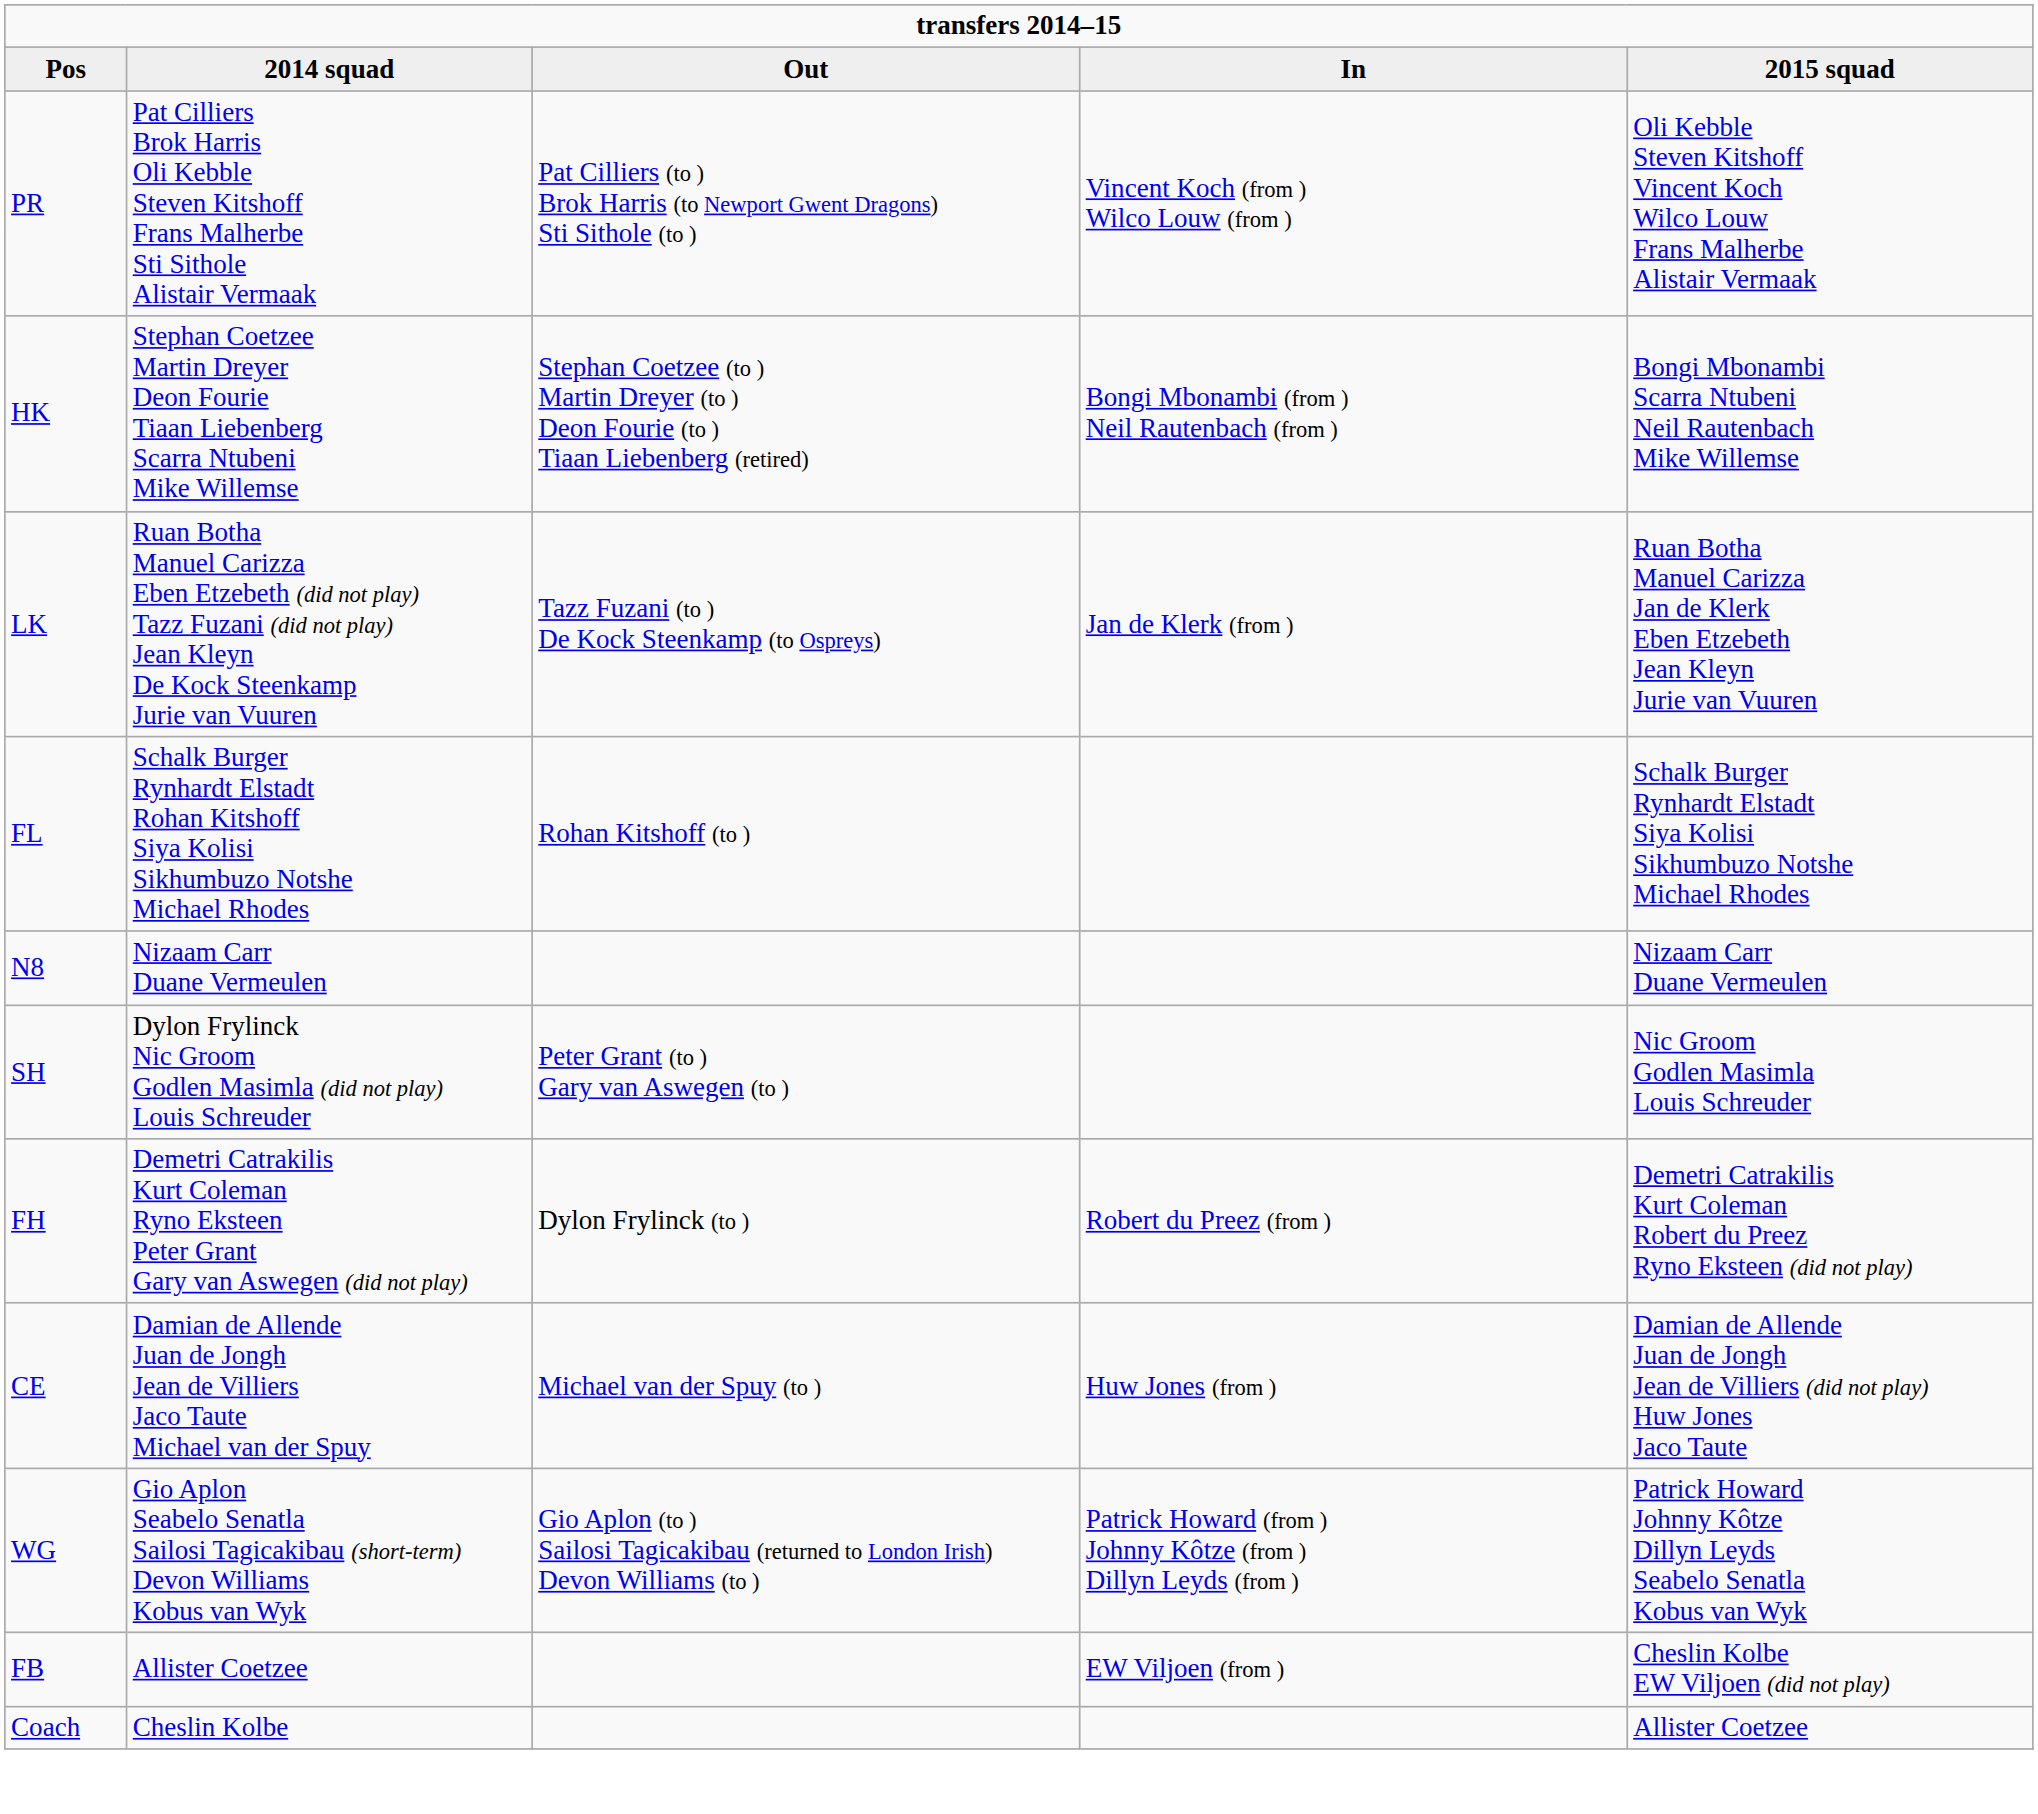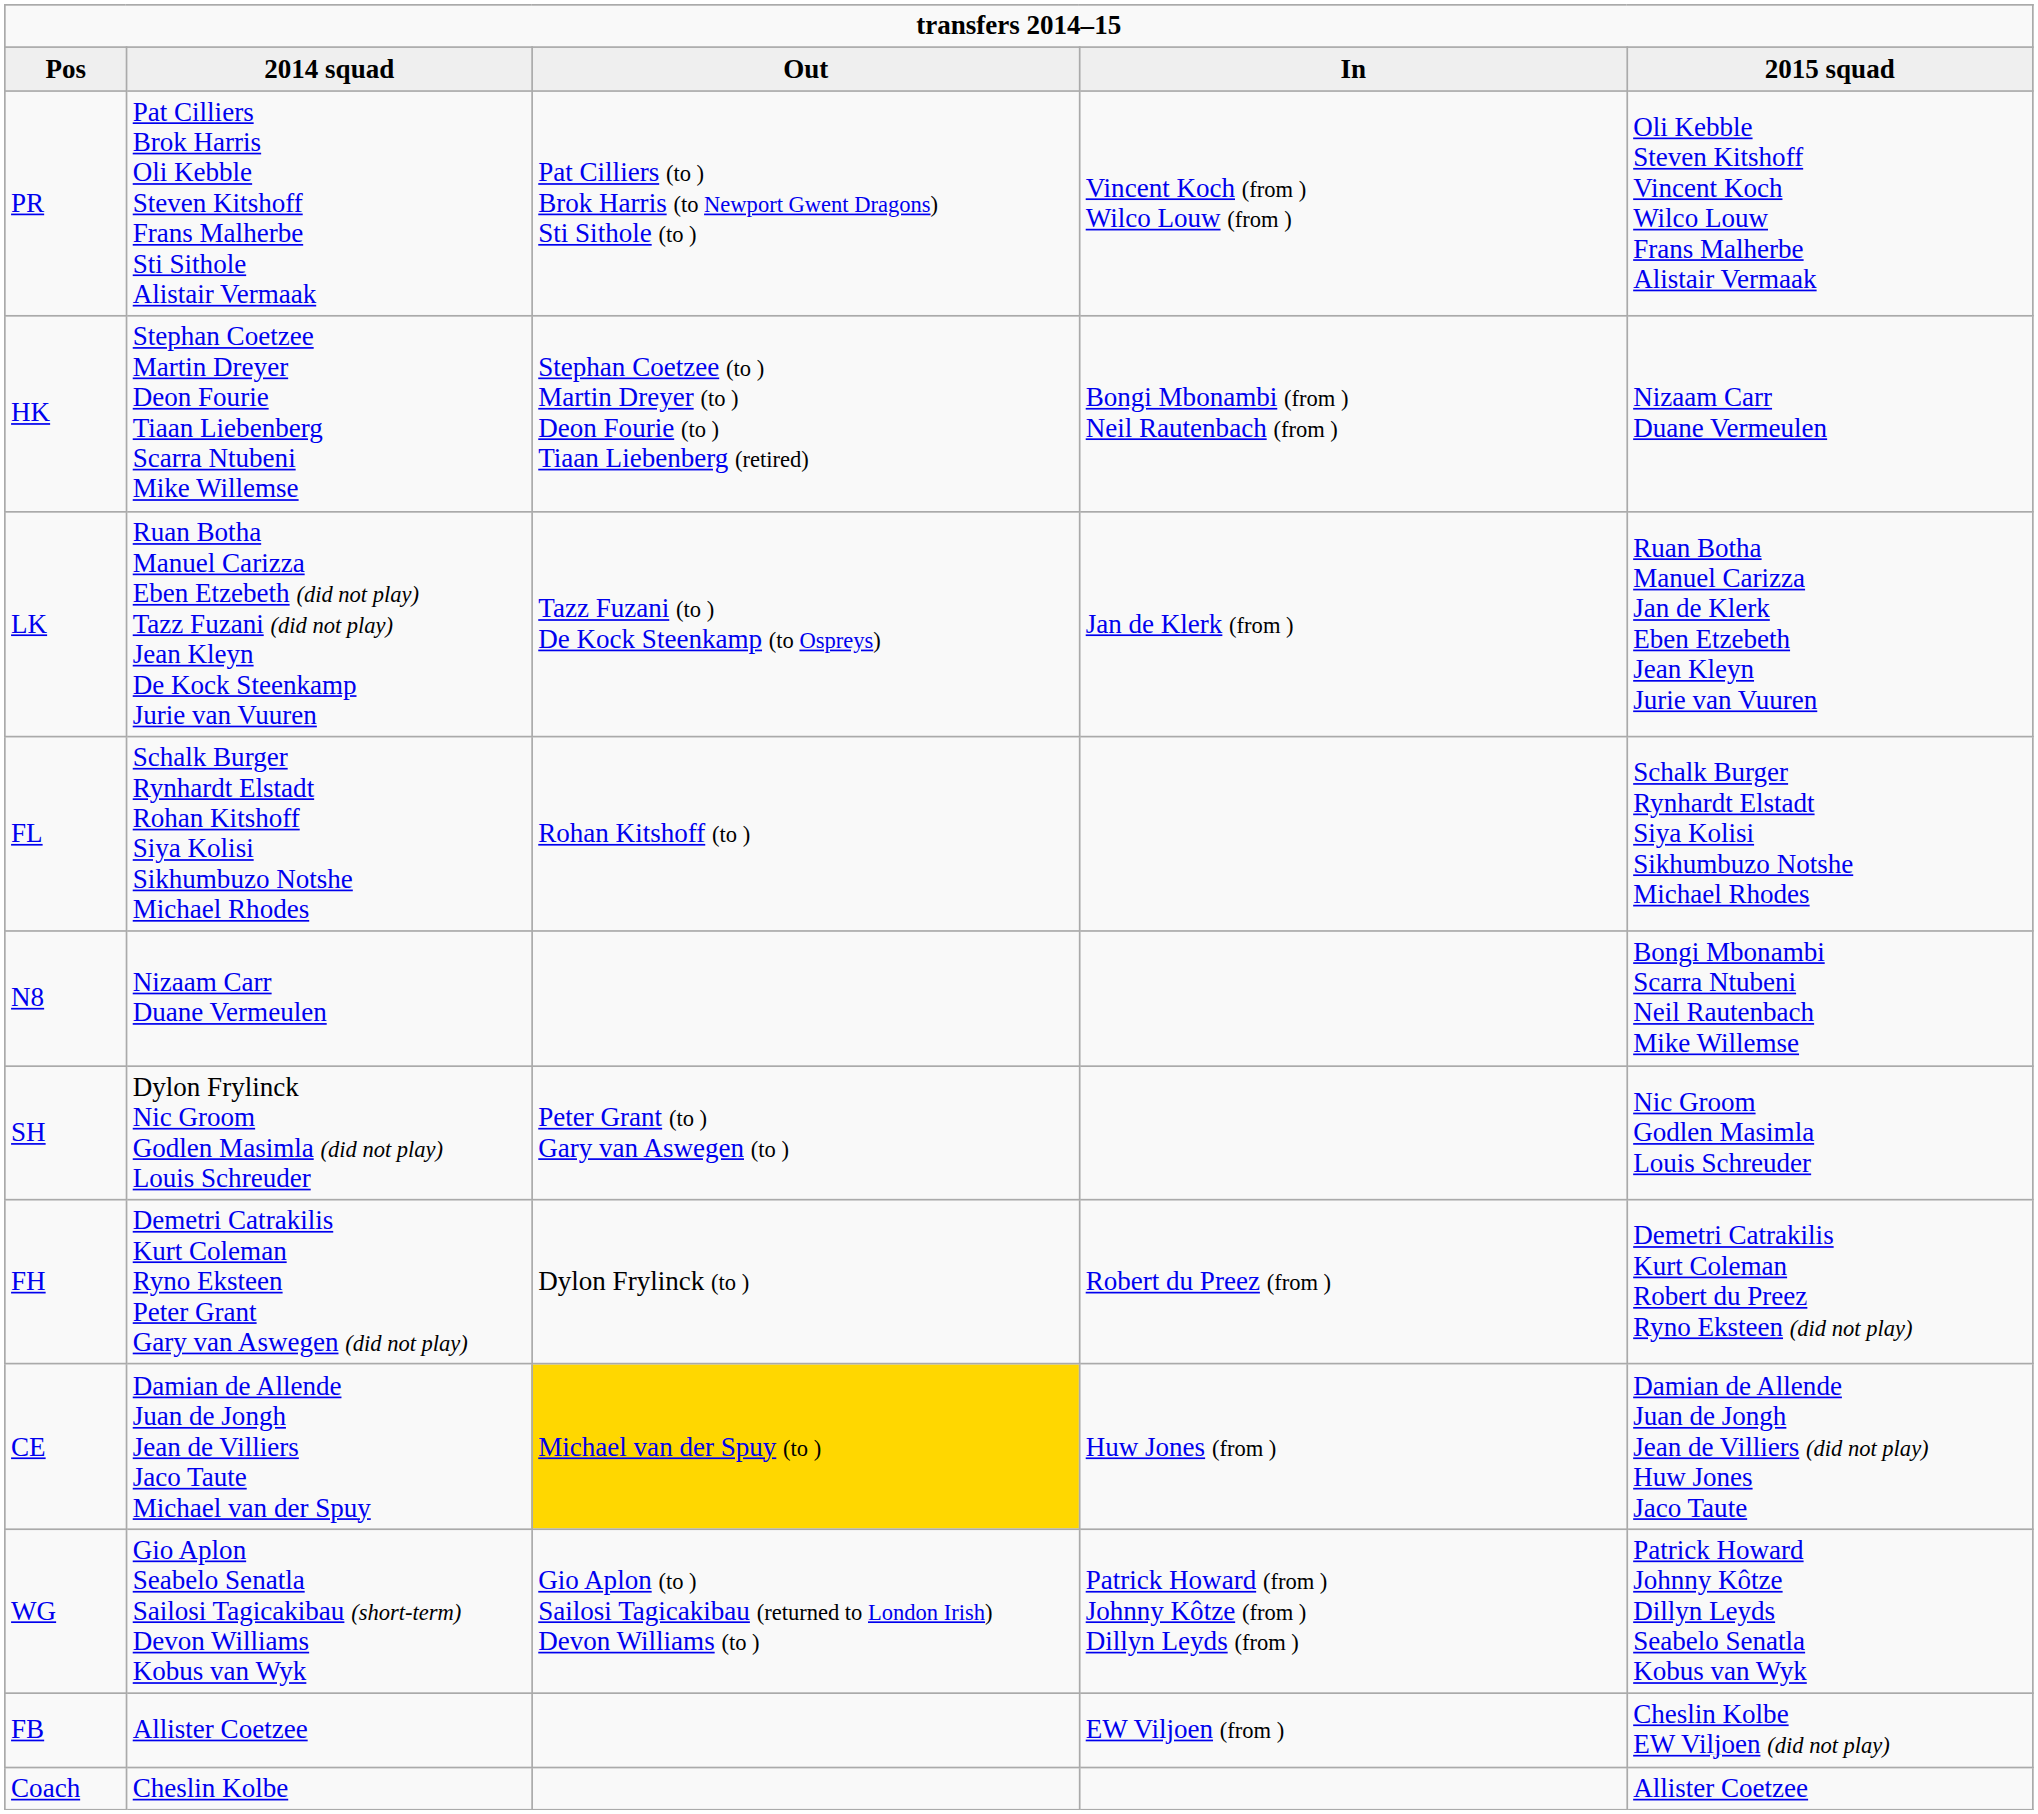(1729, 413) Bongi Mbonambi Scarra Ntubeni Neil Rautenbach Mike Willemse -> (1730, 413) Nizaam Carr Duane Vermeulen
(1730, 967) Nizaam Carr Duane Vermeulen -> (1729, 998) Bongi Mbonambi Scarra Ntubeni Neil Rautenbach Mike Willemse
(680, 1385) no background -> (680, 1446) gold background
